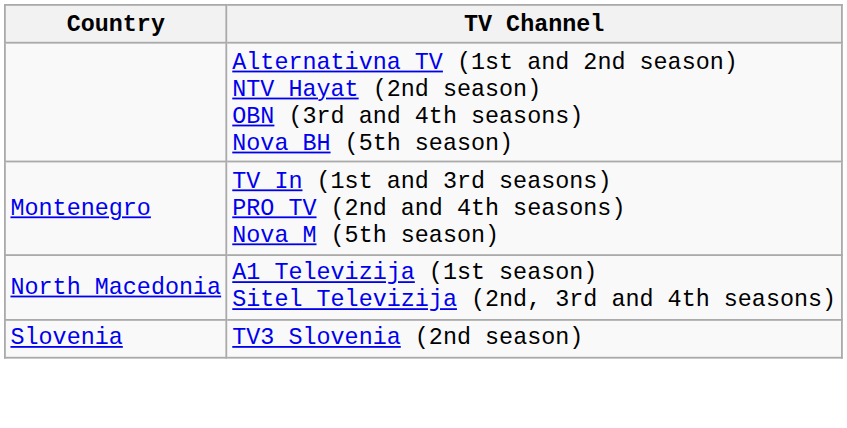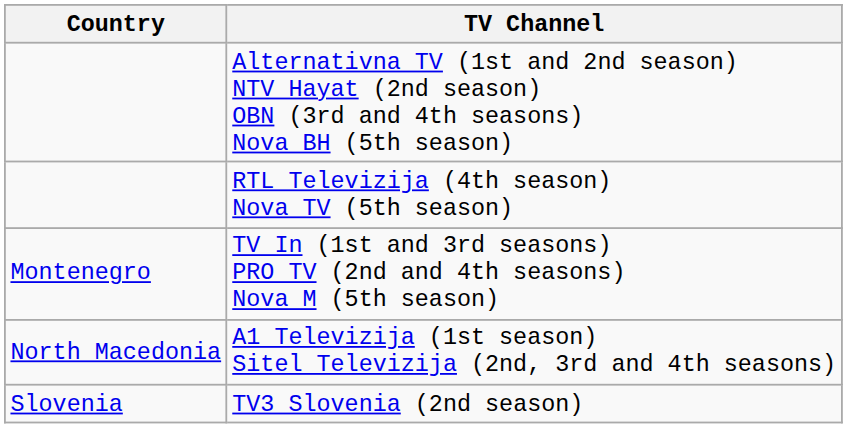+ row: (422, 195)
